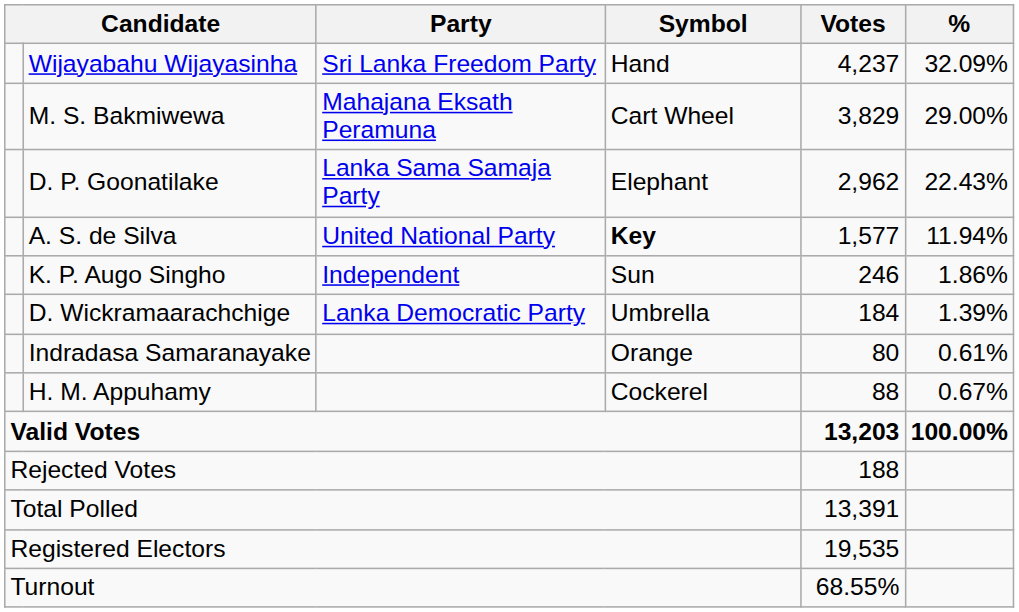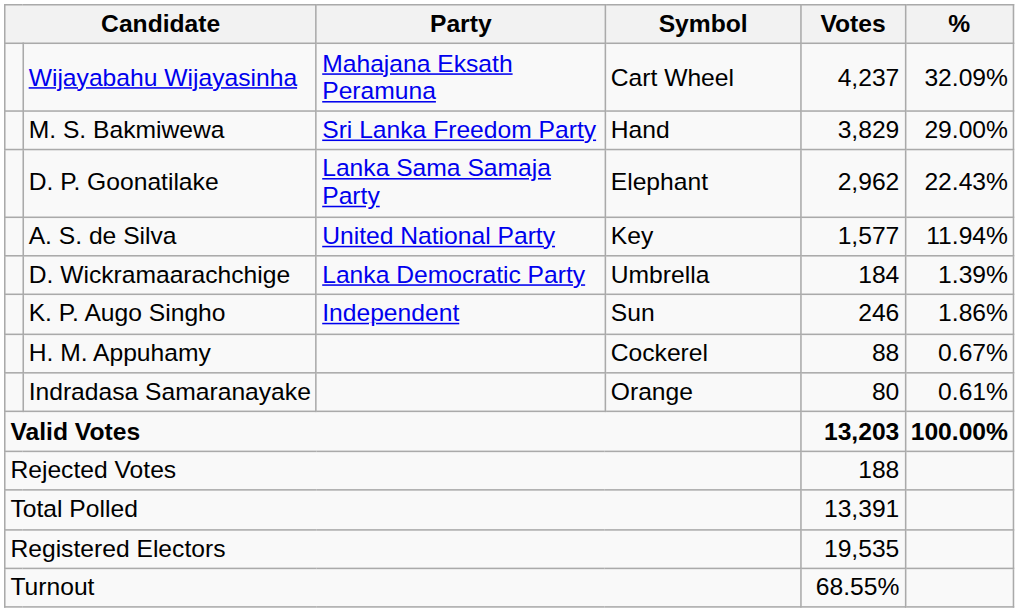(459, 63) Sri Lanka Freedom Party -> (417, 76) Mahajana Eksath Peramuna
(640, 63) Hand -> (672, 76) Cart Wheel
(417, 116) Mahajana Eksath Peramuna -> (459, 129) Sri Lanka Freedom Party
(672, 116) Cart Wheel -> (640, 129) Hand
(633, 235) bold -> (632, 235) normal
rows swapped: (127, 274) <-> (159, 313)
rows swapped: (120, 392) <-> (170, 353)
